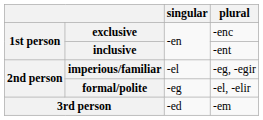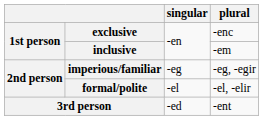(222, 50) -ent -> (222, 50) -em
(173, 69) -el -> (174, 69) -eg
(174, 87) -eg -> (173, 87) -el
(222, 106) -em -> (222, 106) -ent
